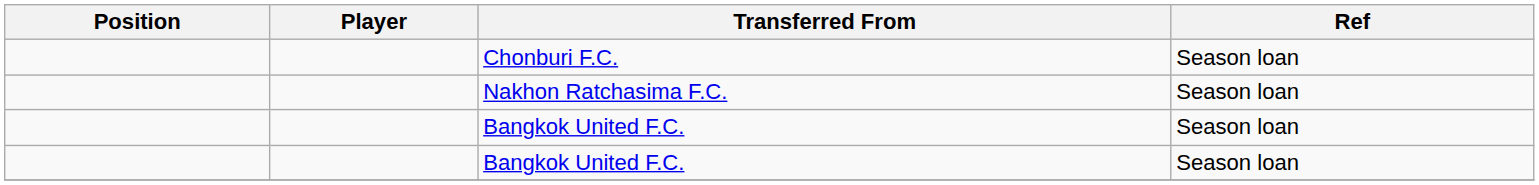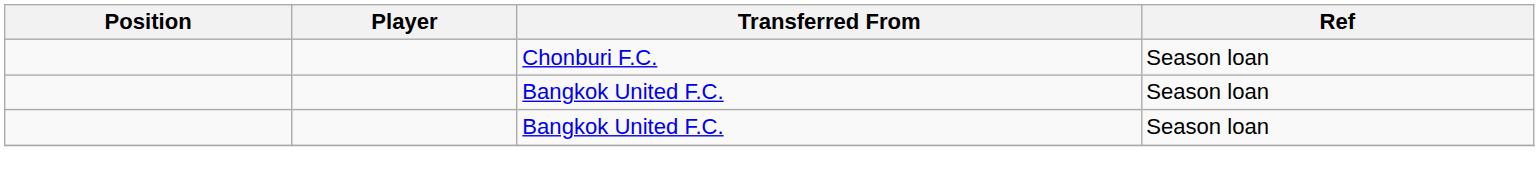- row: (137, 92)
